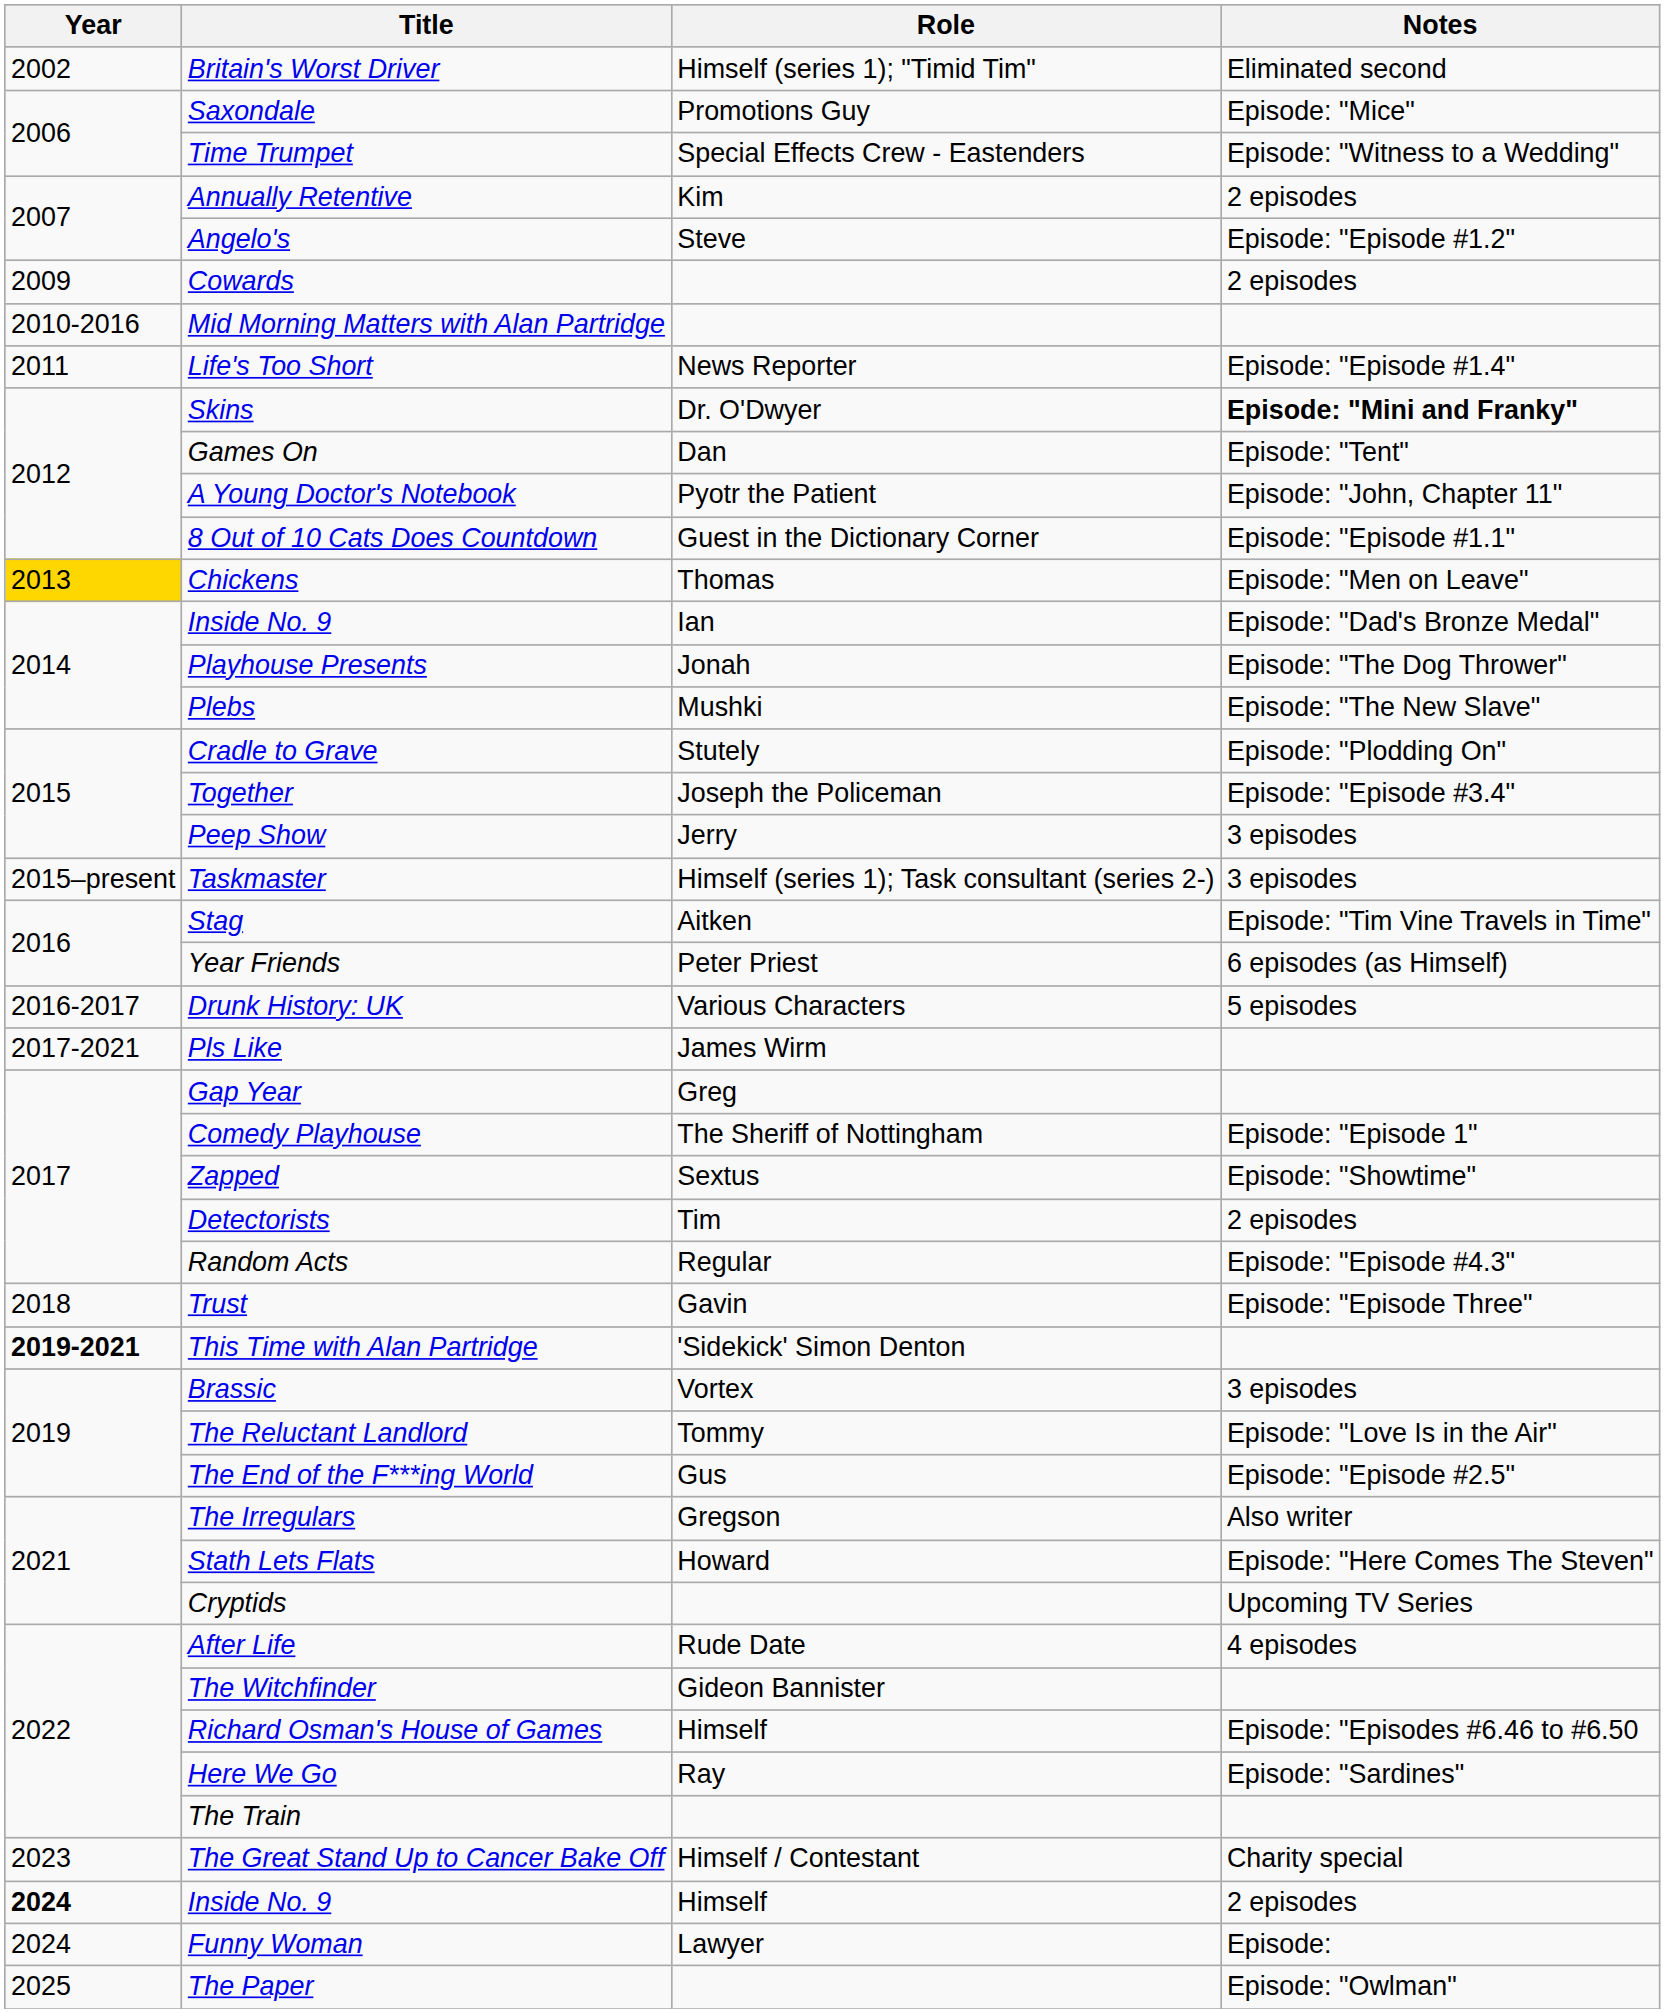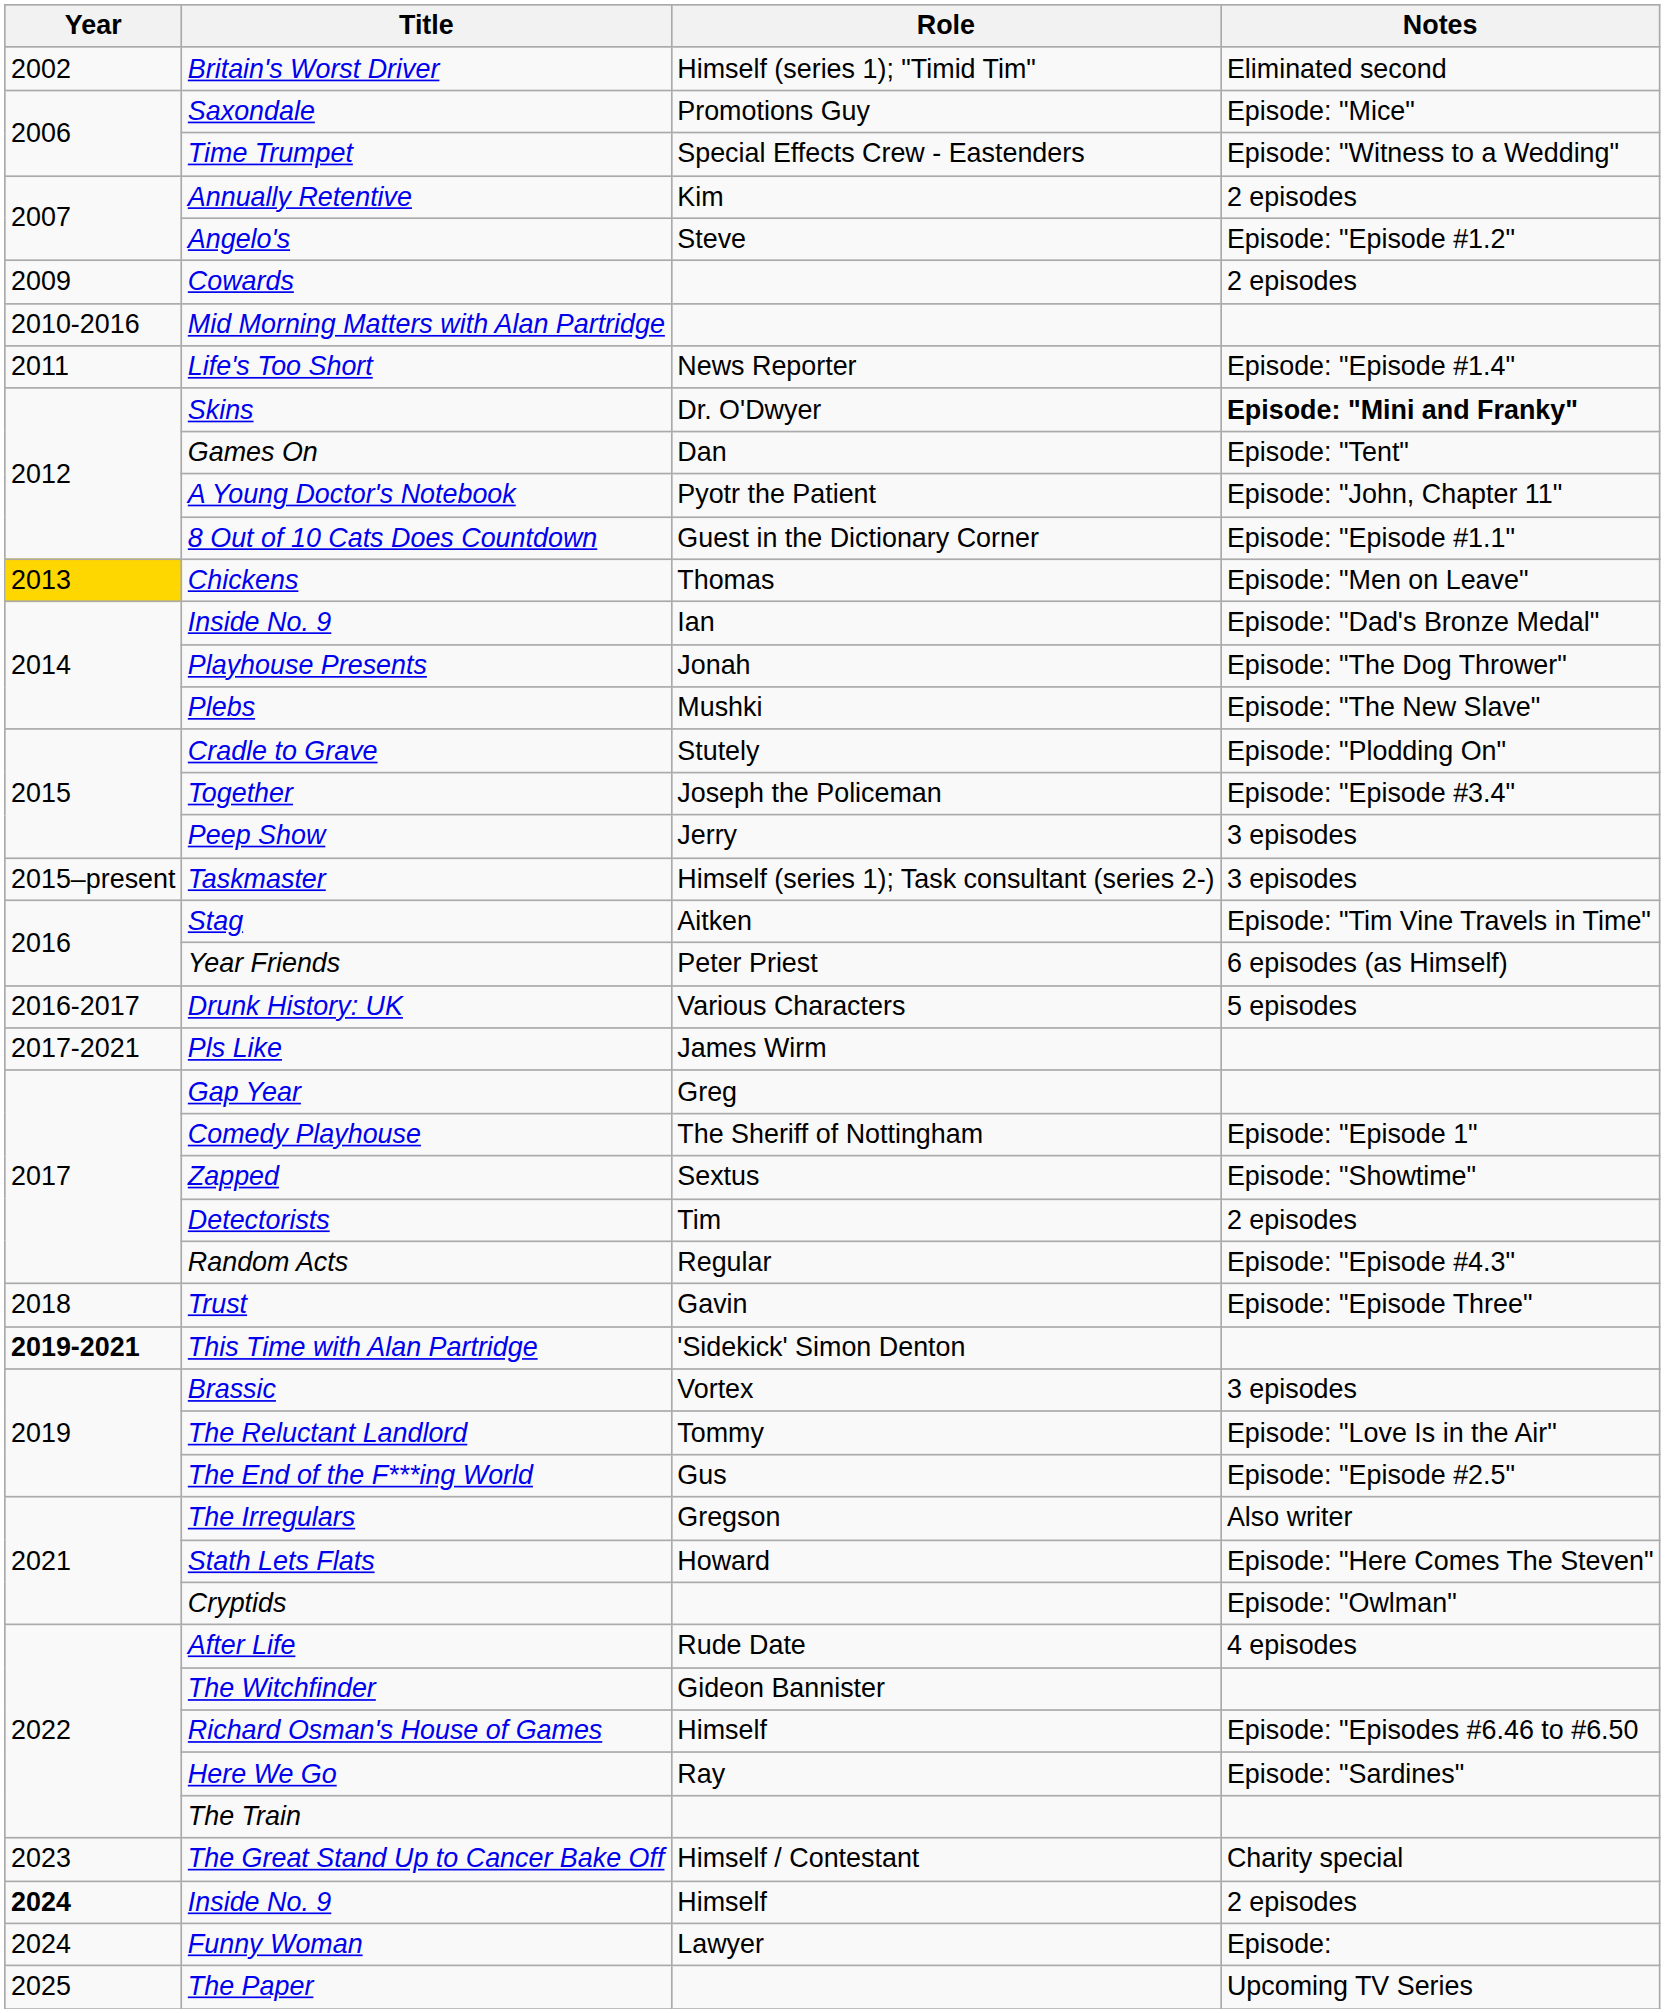(1350, 1603) Upcoming TV Series -> (1342, 1603) Episode: "Owlman"
(1342, 1986) Episode: "Owlman" -> (1350, 1986) Upcoming TV Series
